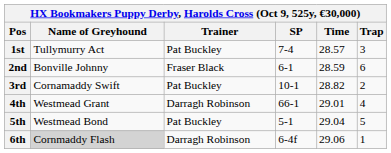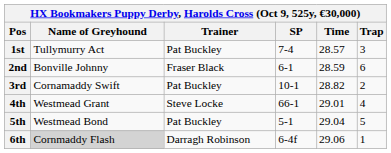(208, 103) Darragh Robinson -> (195, 103) Steve Locke
